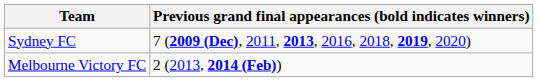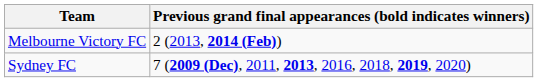rows swapped: (42, 40) <-> (77, 64)
